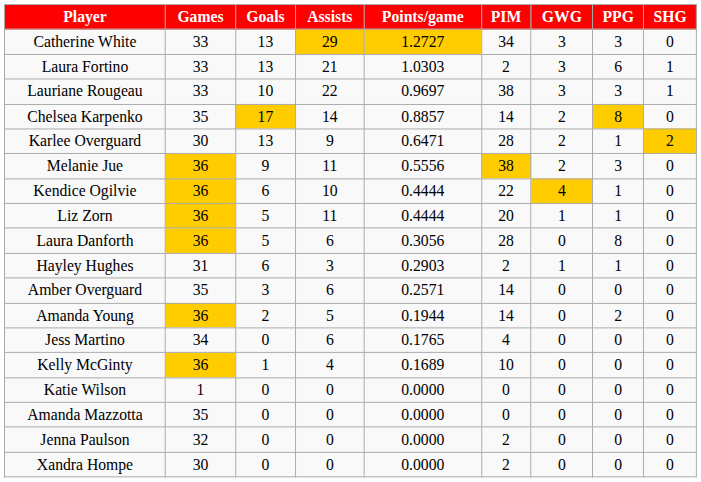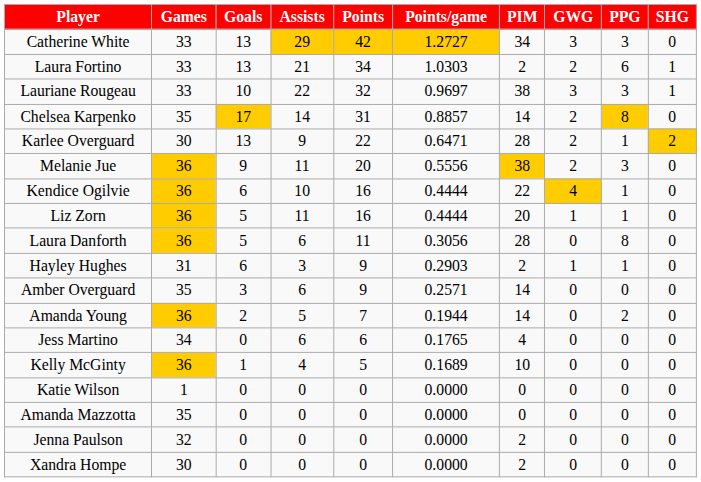+ column: (363, 16)
(562, 66) 3 -> (573, 66) 2
